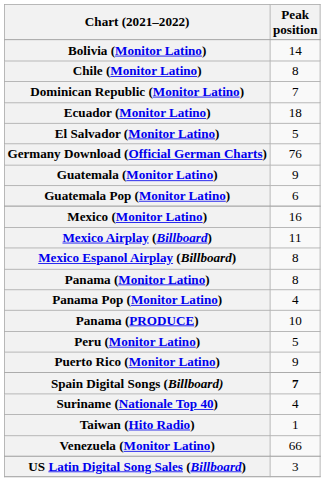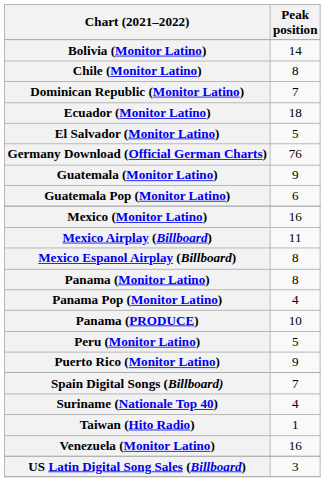(295, 383) bold -> (295, 383) normal
(295, 445) 66 -> (295, 445) 16
